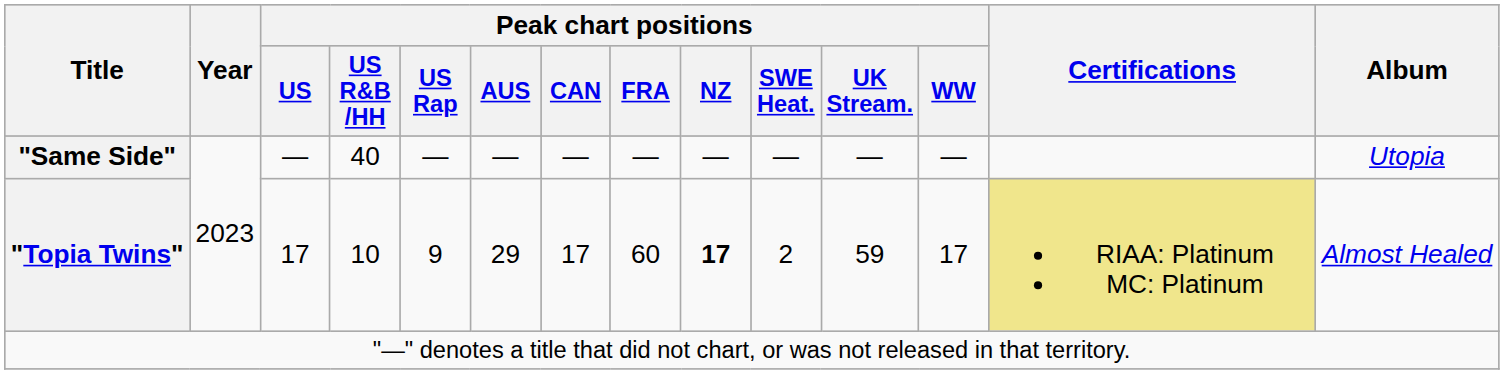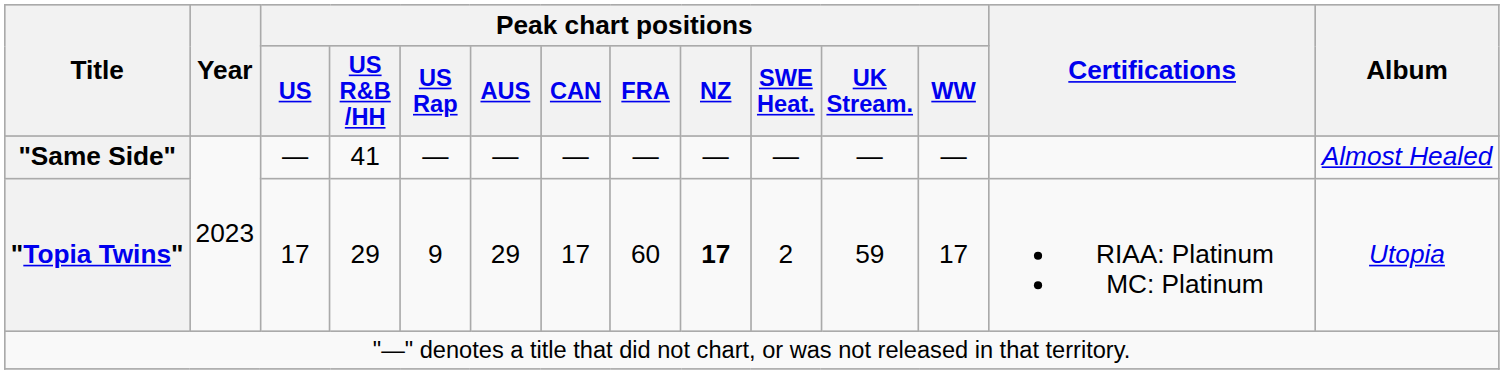(365, 156) 40 -> (365, 156) 41
(1407, 156) Utopia -> (1407, 156) Almost Healed
(365, 254) 10 -> (365, 254) 29
(1152, 269) khaki background -> (1152, 269) no background
(1407, 254) Almost Healed -> (1407, 254) Utopia
